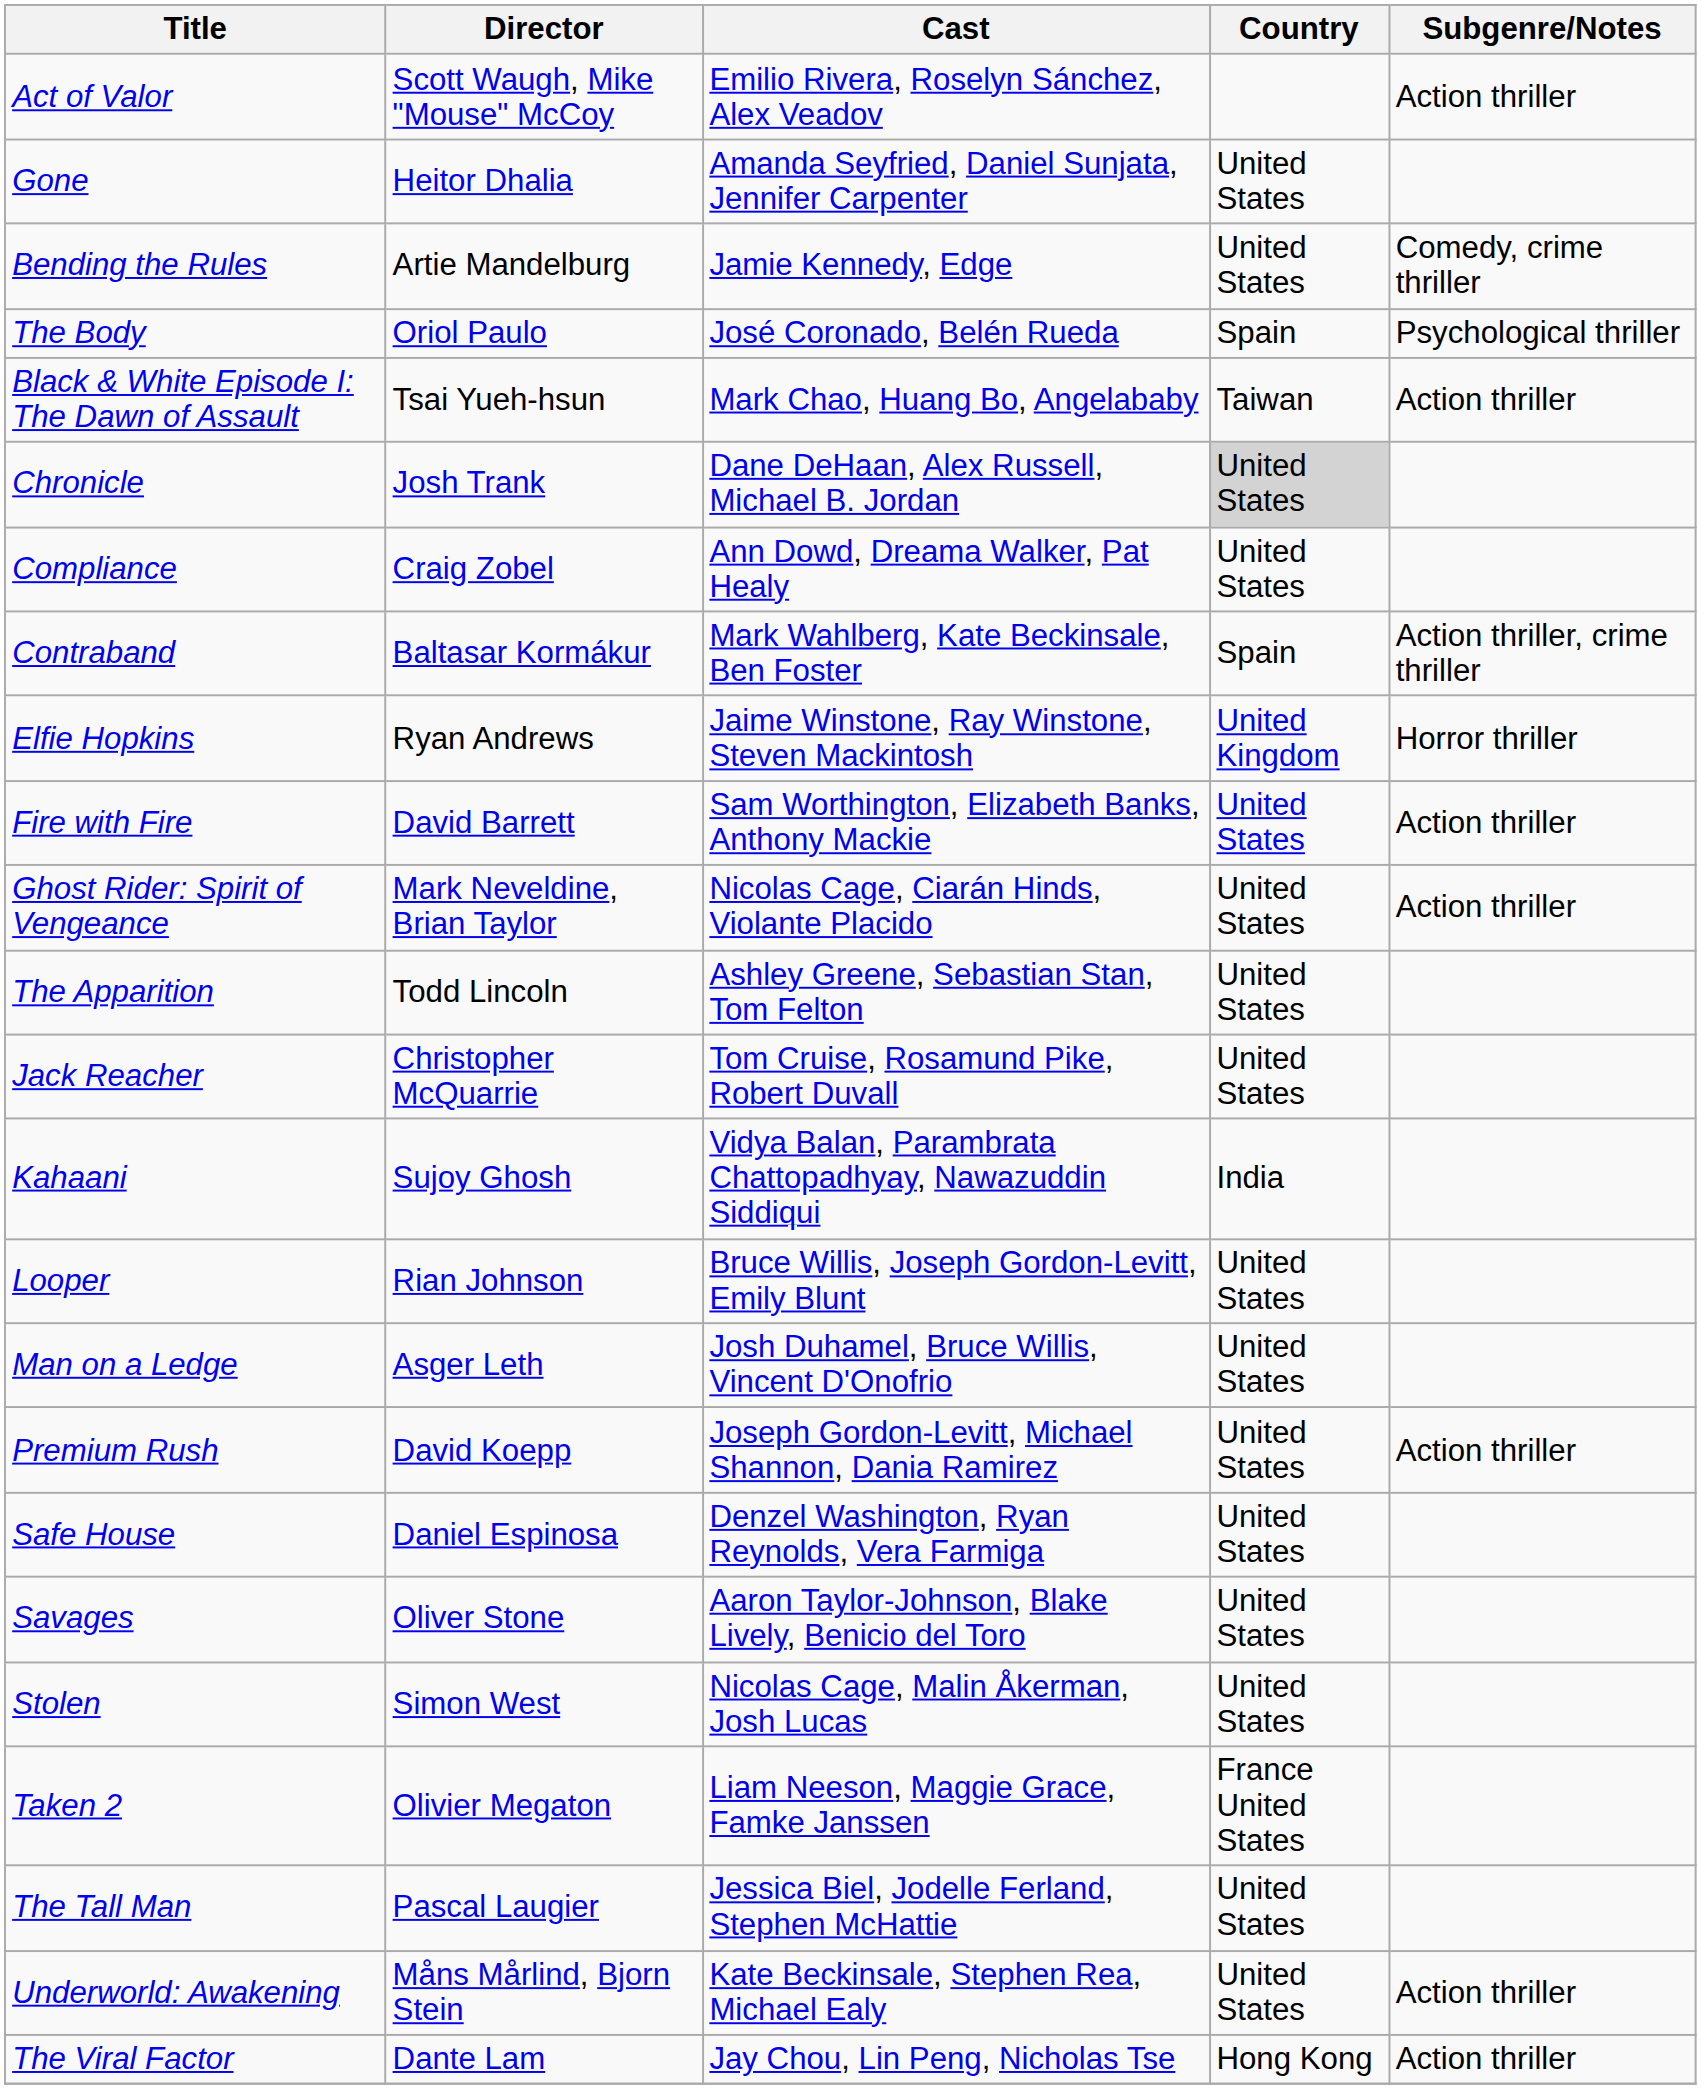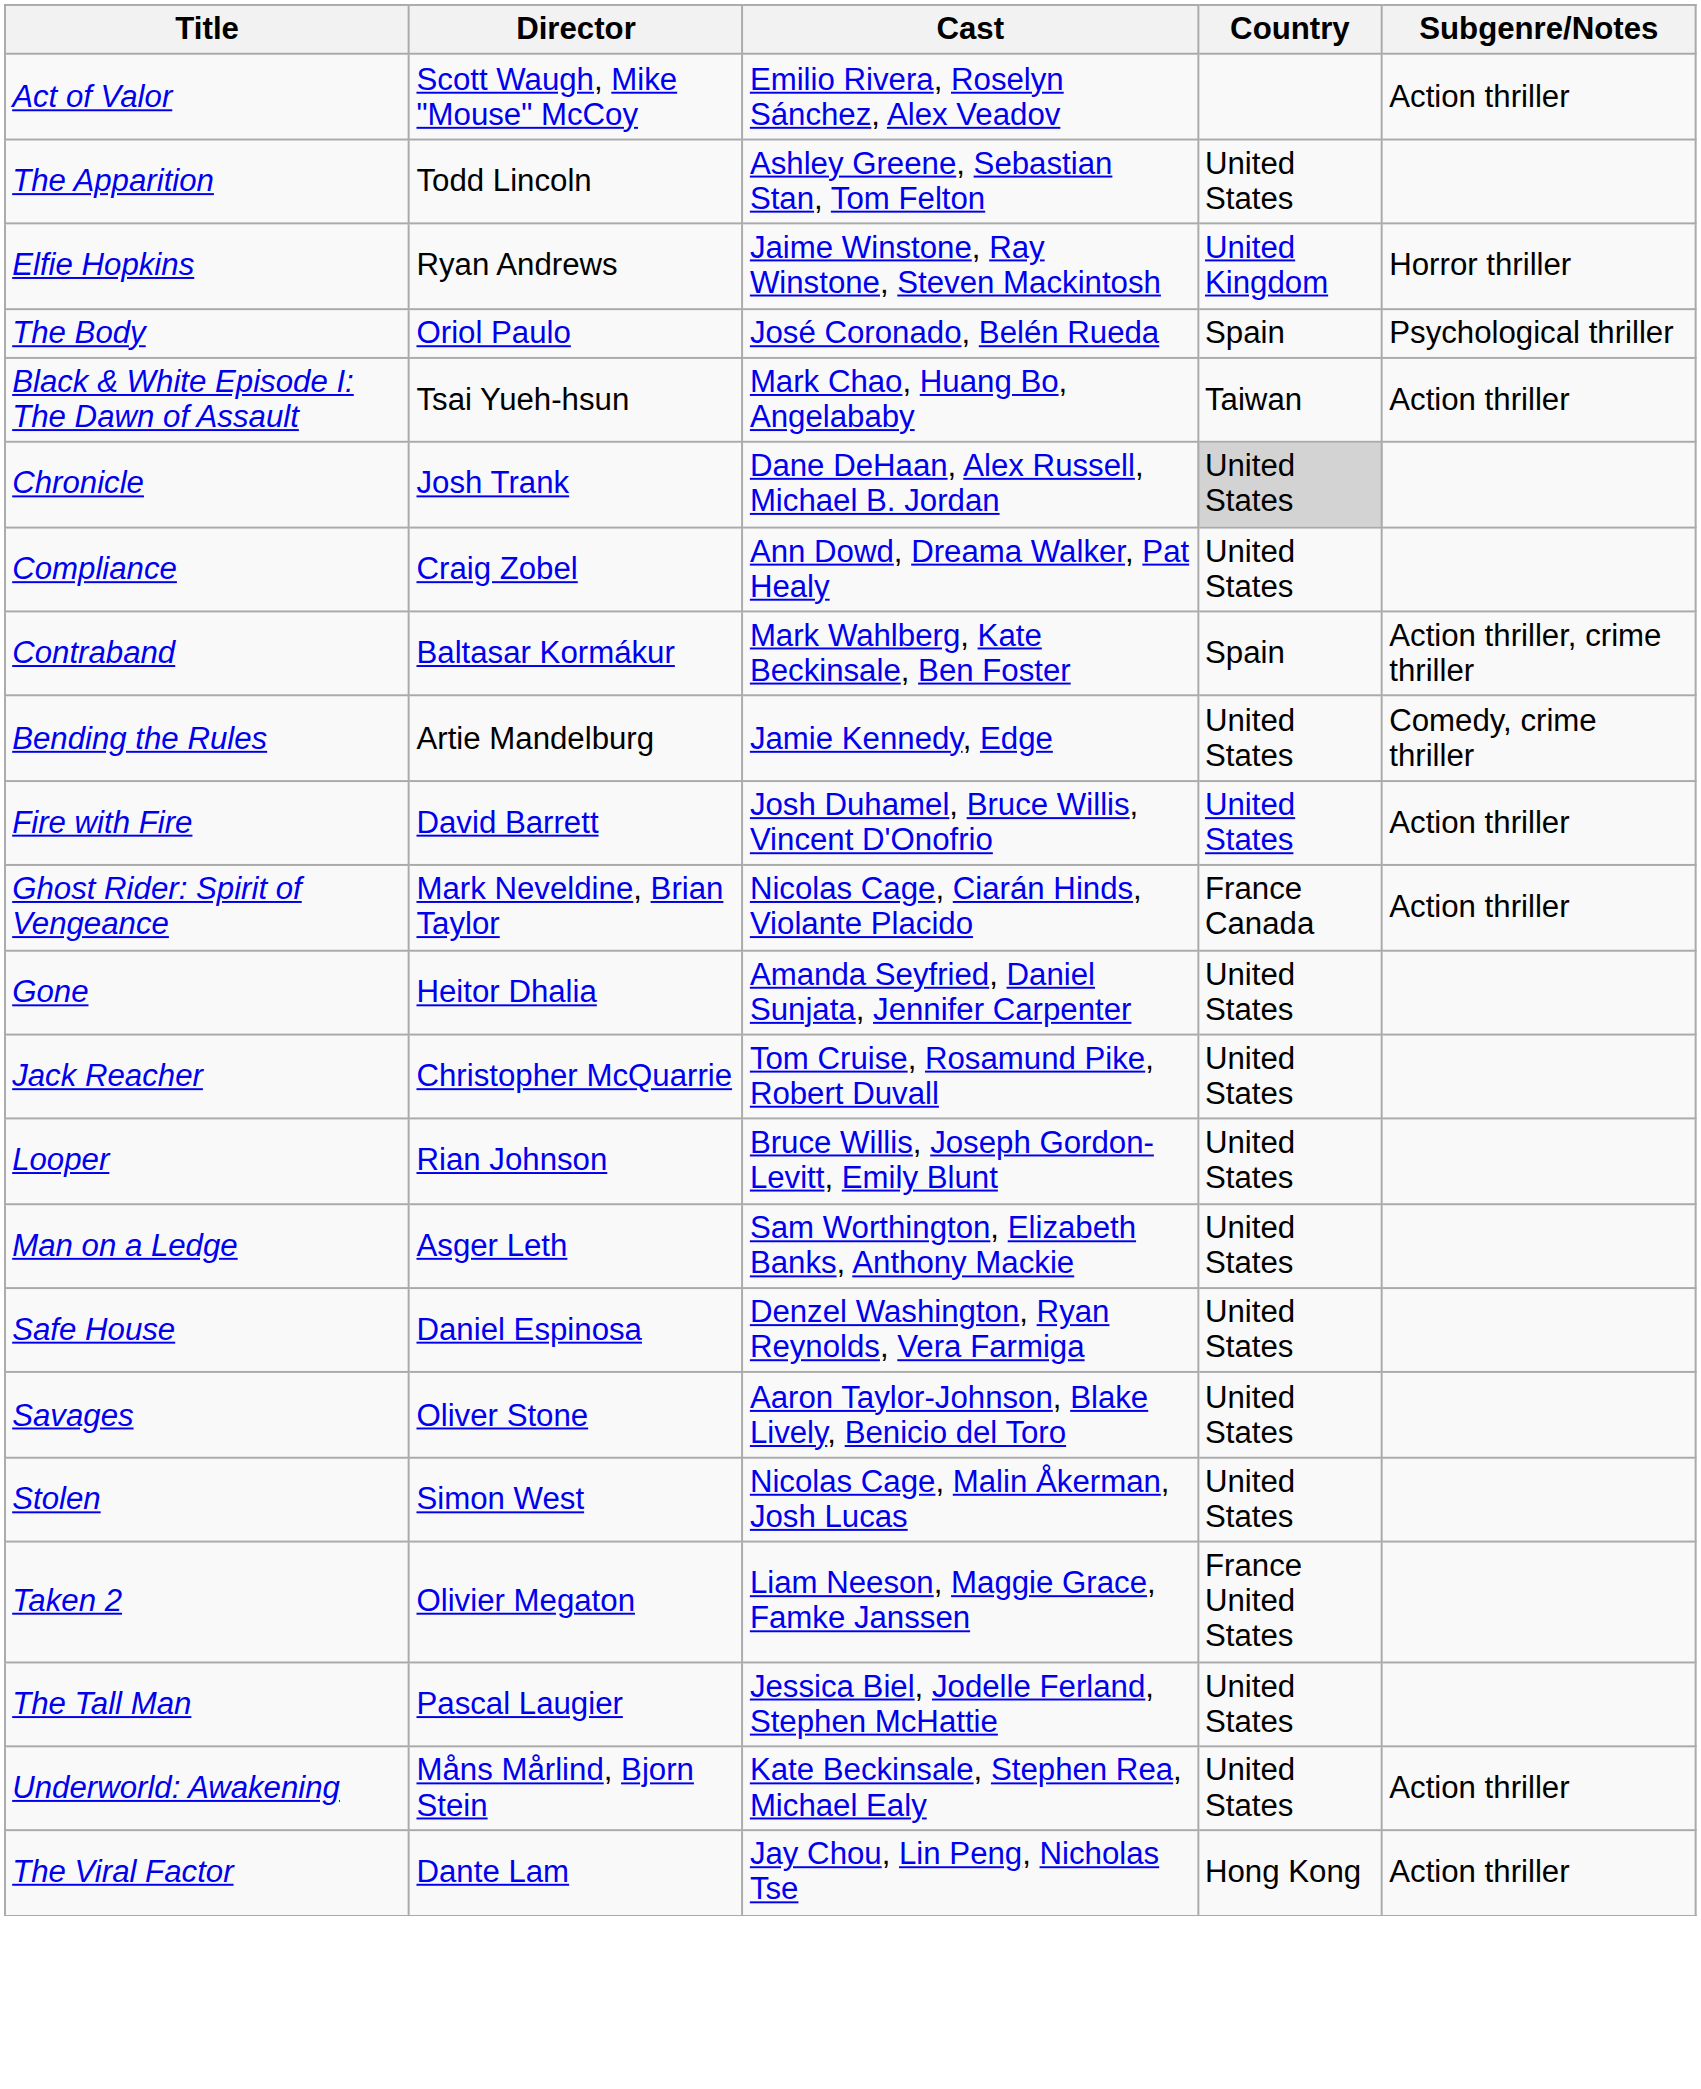rows swapped: (113, 991) <-> (50, 180)
rows swapped: (140, 265) <-> (103, 737)
(955, 822) Sam Worthington, Elizabeth Banks, Anthony Mackie -> (944, 822) Josh Duhamel, Bruce Willis, Vincent D'Onofrio
(1262, 906) United States -> (1260, 906) France Canada
- row: (69, 1178)
(904, 1364) Josh Duhamel, Bruce Willis, Vincent D'Onofrio -> (943, 1245) Sam Worthington, Elizabeth Banks, Anthony Mackie
- row: (115, 1449)
